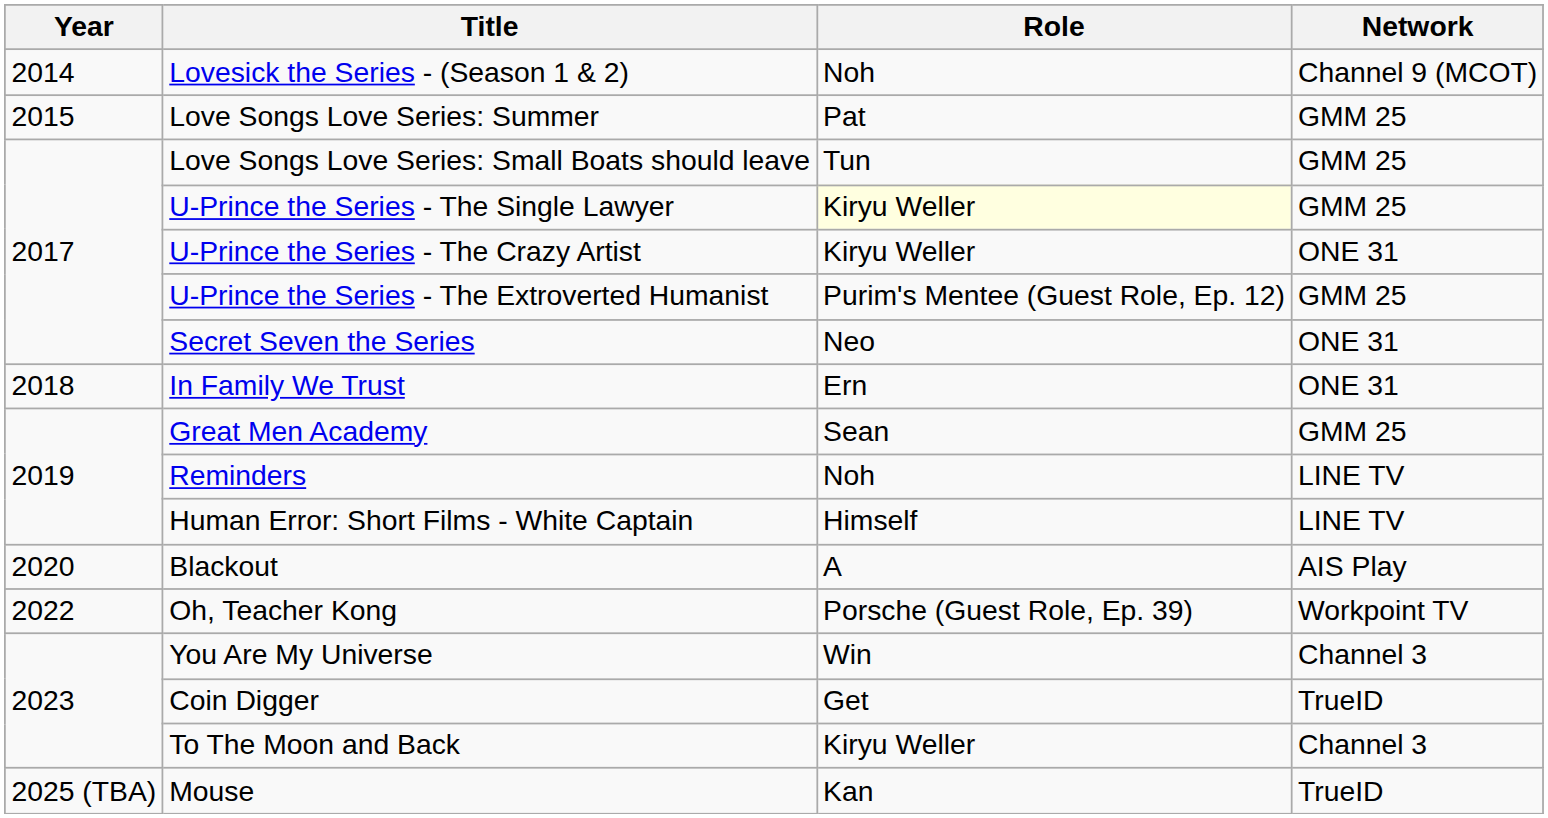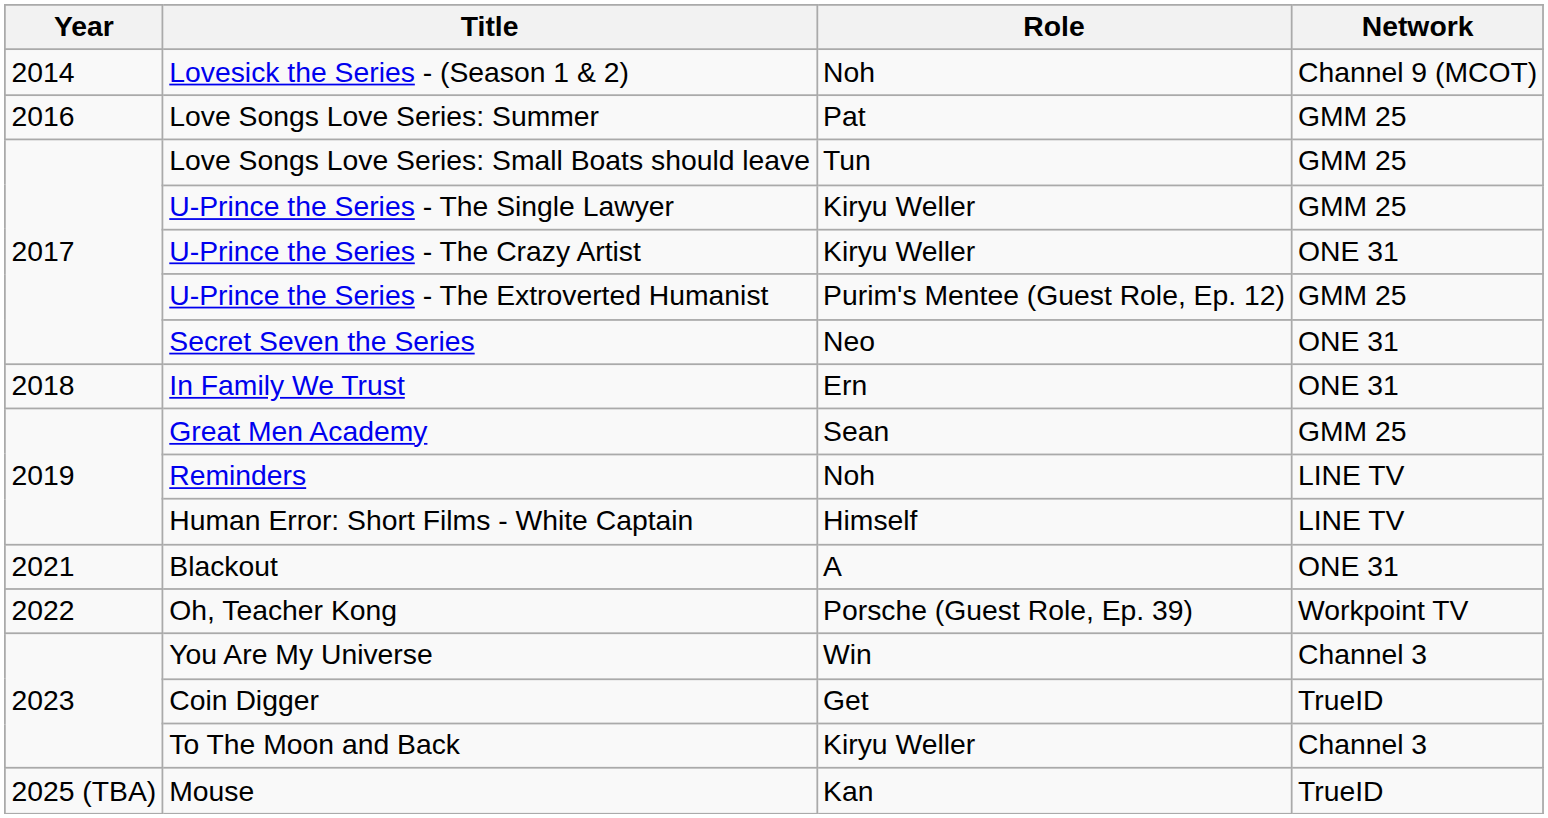(43, 116) 2015 -> (43, 116) 2016
(899, 206) lightyellow background -> (899, 206) no background
(43, 565) 2020 -> (43, 565) 2021
(1352, 565) AIS Play -> (1348, 565) ONE 31
